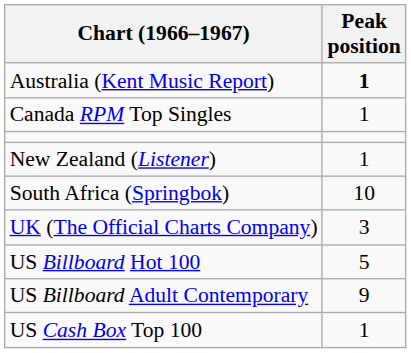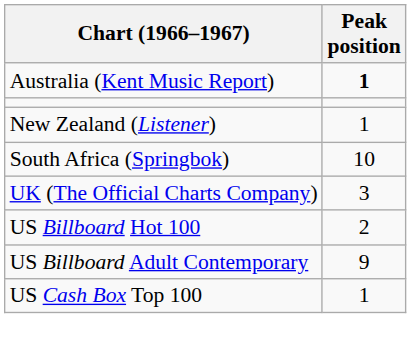- row: (121, 114)
(364, 261) 5 -> (364, 227) 2
